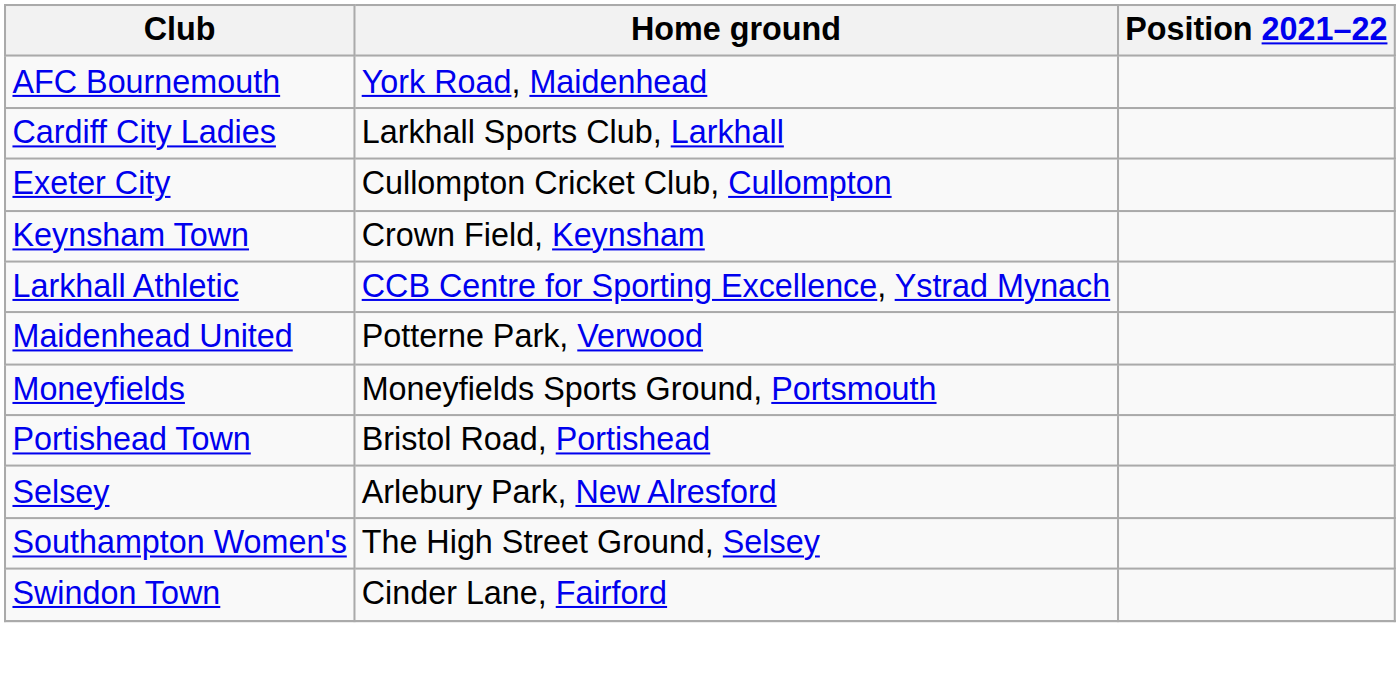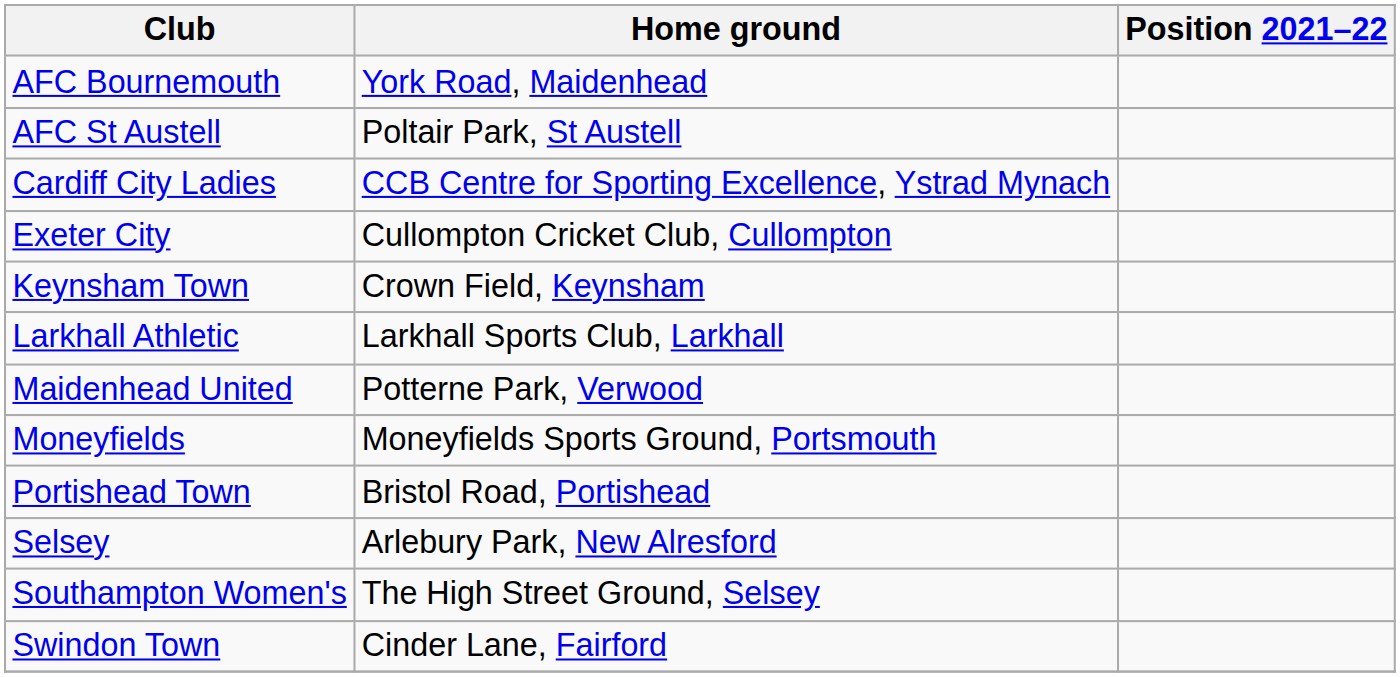+ row: (117, 132)
(573, 132) Larkhall Sports Club, Larkhall -> (736, 183) CCB Centre for Sporting Excellence, Ystrad Mynach
(736, 286) CCB Centre for Sporting Excellence, Ystrad Mynach -> (573, 337) Larkhall Sports Club, Larkhall
